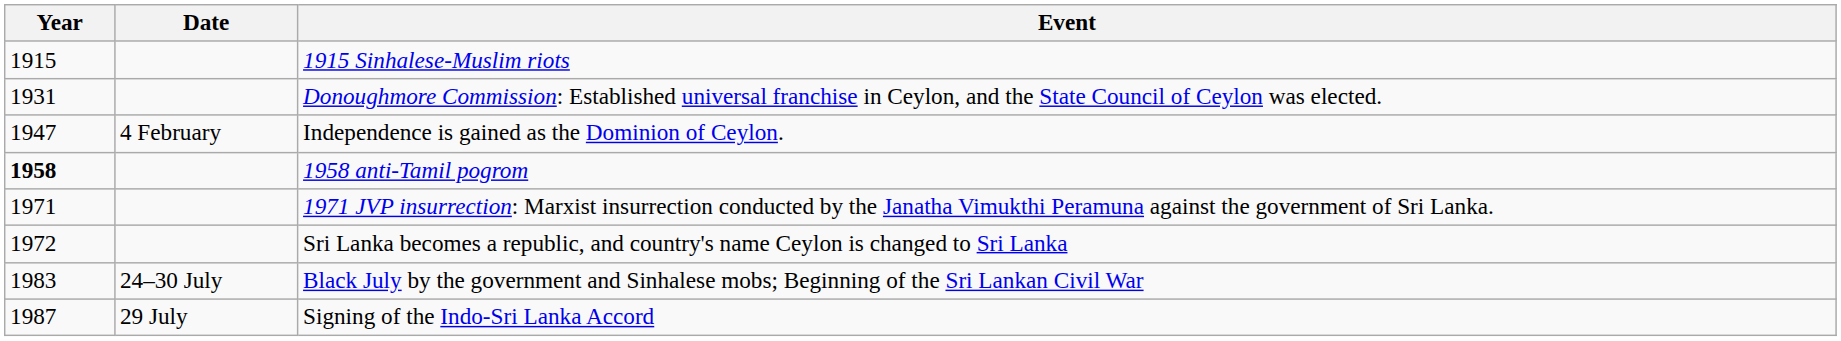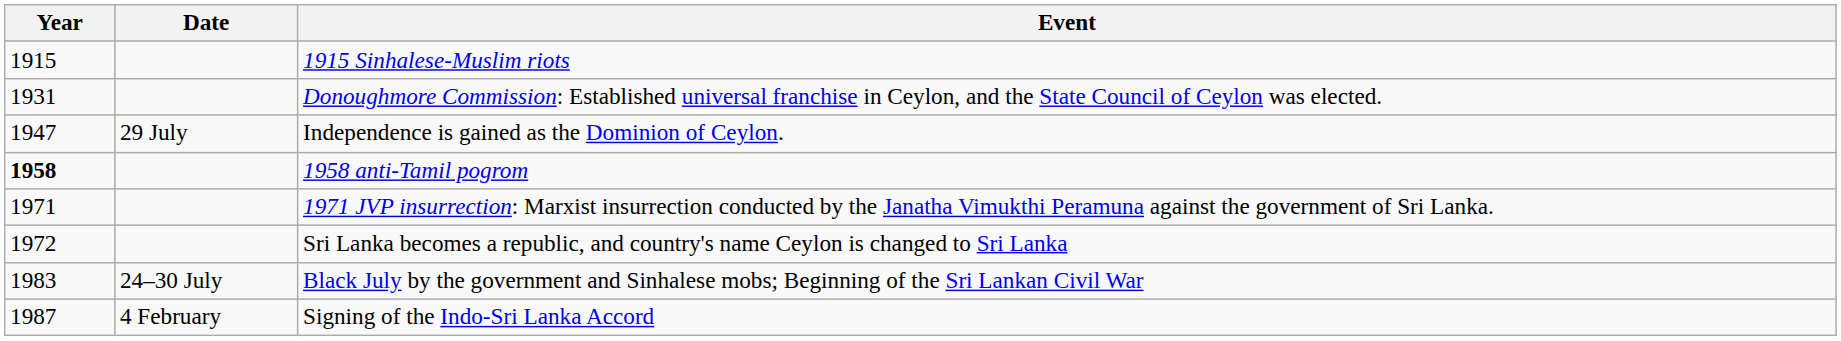(171, 133) 4 February -> (154, 133) 29 July
(154, 317) 29 July -> (171, 317) 4 February
